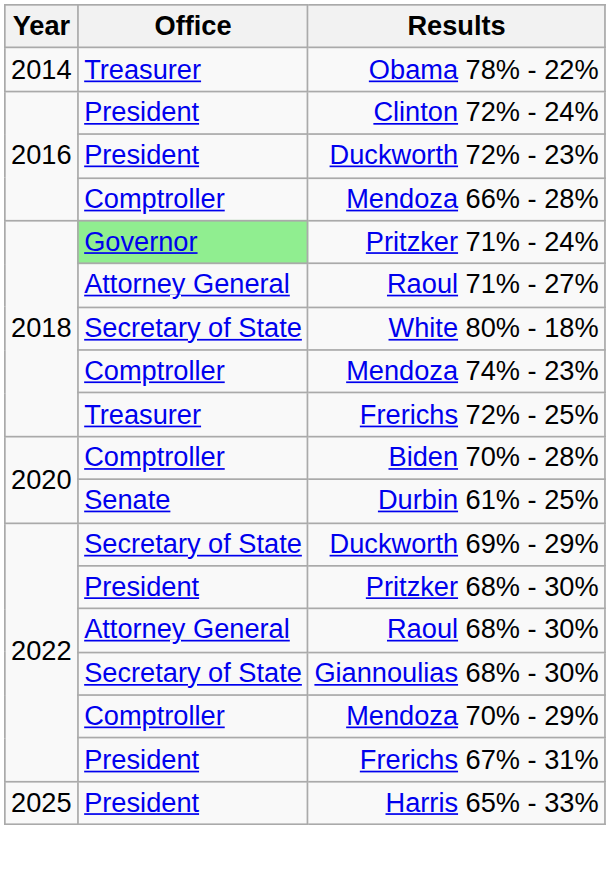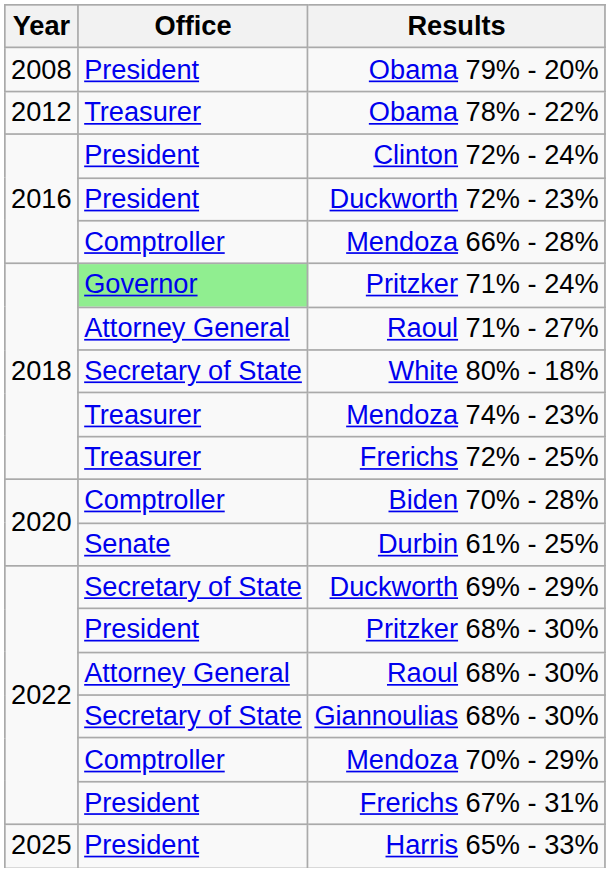+ row: (484, 69)
(41, 69) 2014 -> (41, 112) 2012
(154, 371) Comptroller -> (143, 414) Treasurer
